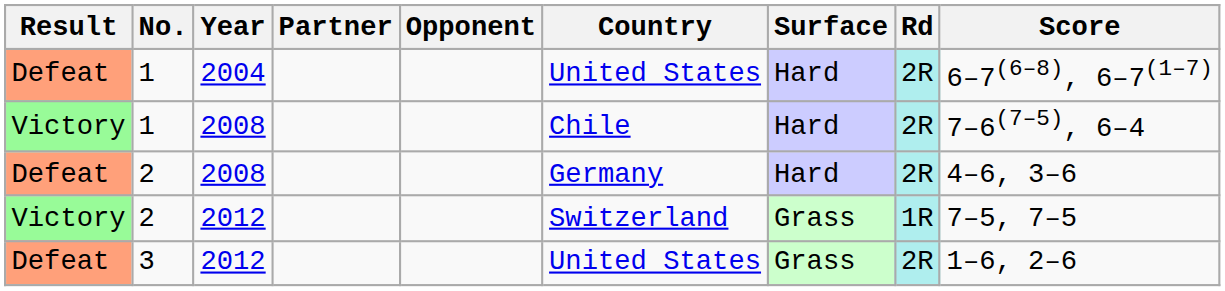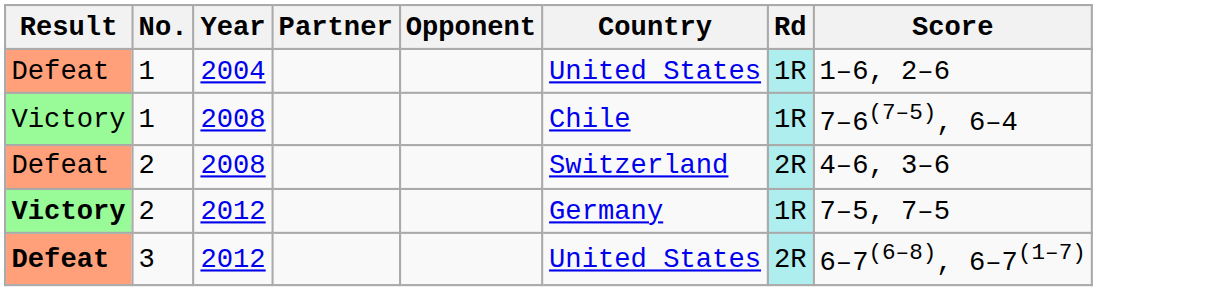- column: (831, 27)
(917, 75) 2R -> (790, 71) 1R
(1080, 75) 6–7(6–8), 6–7(1–7) -> (885, 71) 1–6, 2–6
(917, 126) 2R -> (790, 119) 1R
(606, 174) Germany -> (639, 167) Switzerland
(69, 218) normal -> (69, 211) bold
(639, 218) Switzerland -> (606, 211) Germany
(60, 263) normal -> (60, 259) bold
(1012, 263) 1–6, 2–6 -> (953, 259) 6–7(6–8), 6–7(1–7)
